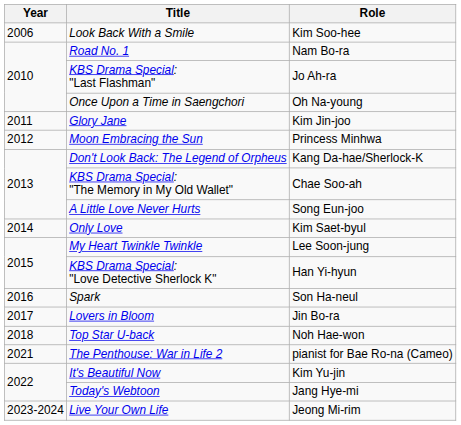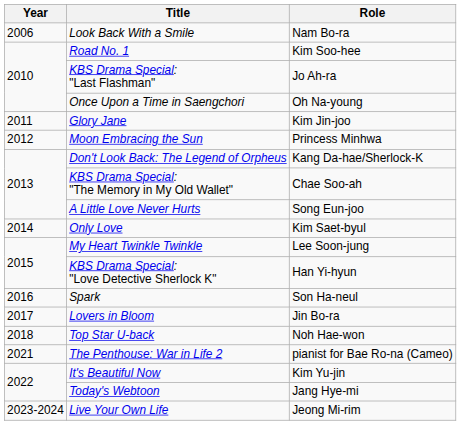(326, 32) Kim Soo-hee -> (321, 32) Nam Bo-ra
(321, 51) Nam Bo-ra -> (326, 51) Kim Soo-hee
